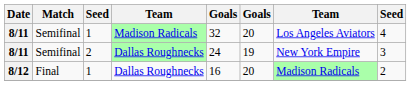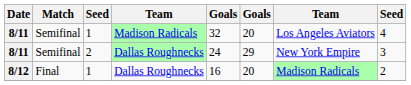(248, 52) 19 -> (248, 52) 29
